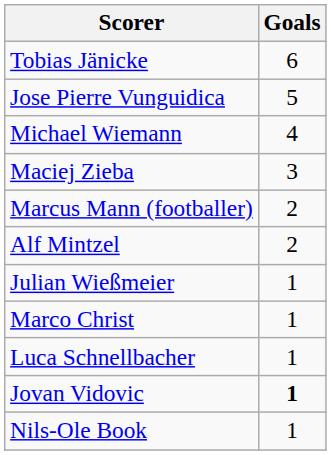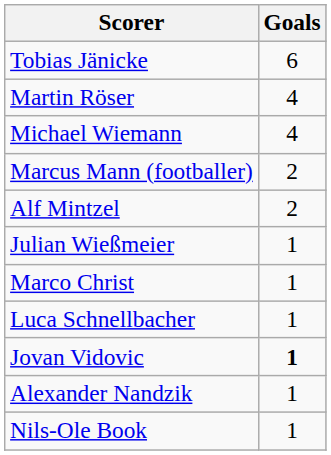- row: (118, 97)
+ row: (72, 97)
- row: (72, 171)
+ row: (101, 393)
